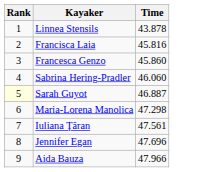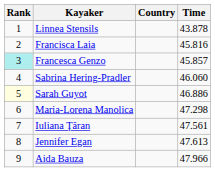+ column: (157, 12)
(19, 61) no background -> (19, 61) paleturquoise background
(152, 61) 45.860 -> (194, 61) 45.857
(152, 93) 46.887 -> (194, 93) 46.886
(152, 142) 47.696 -> (194, 142) 47.613
